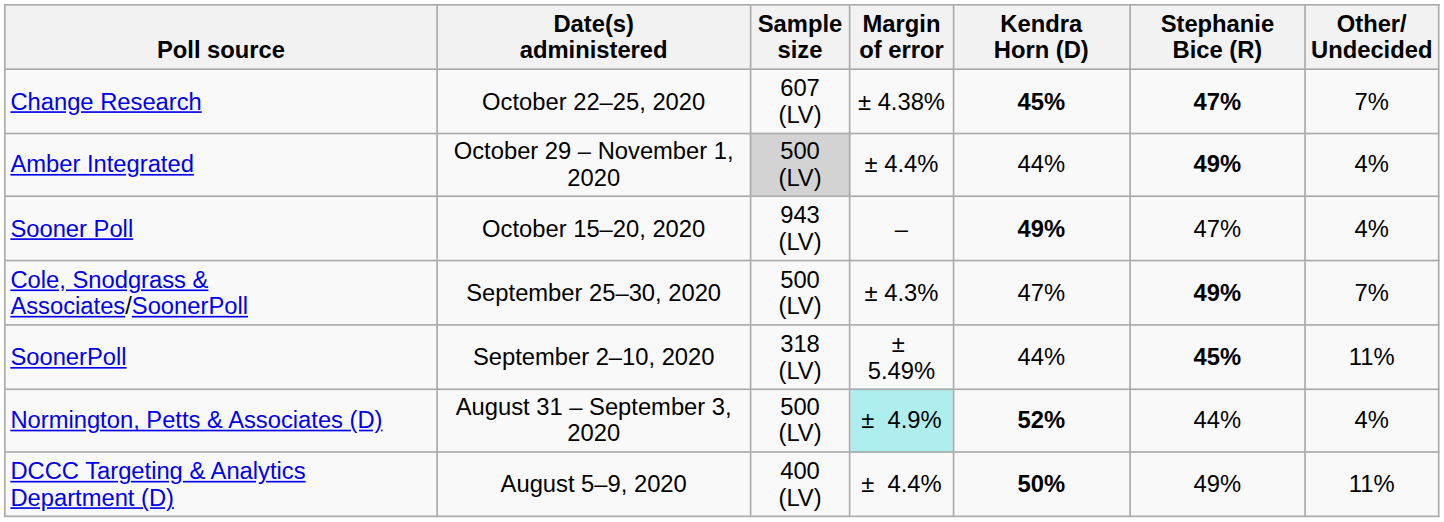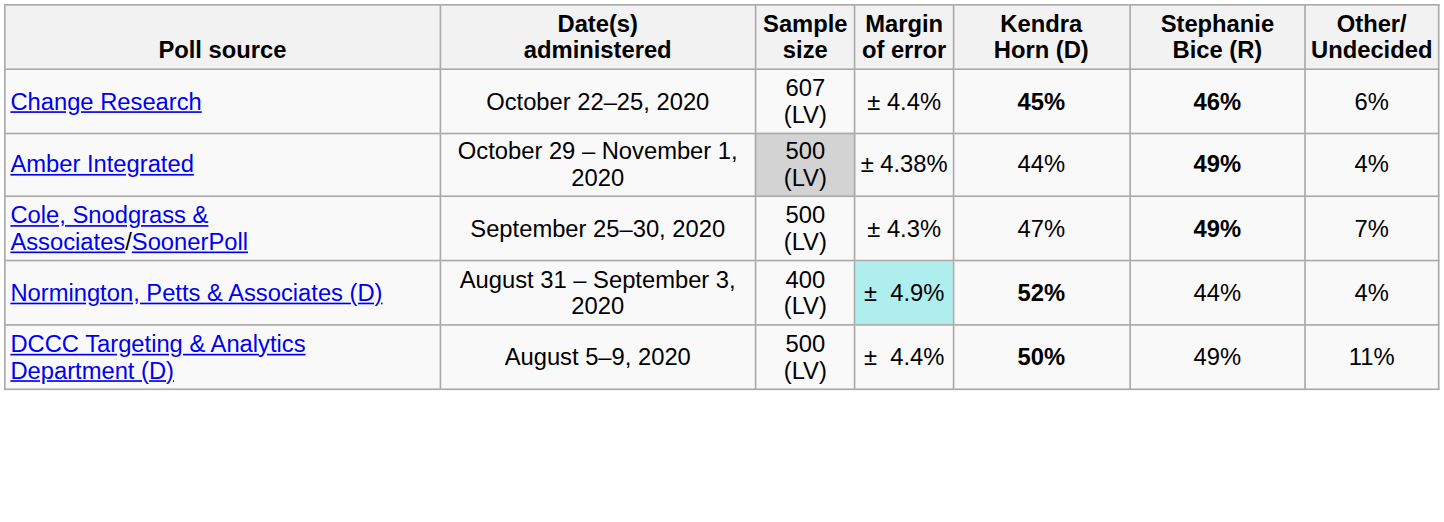(901, 101) ± 4.38% -> (904, 101) ± 4.4%
(1217, 101) 47% -> (1217, 101) 46%
(1372, 101) 7% -> (1372, 101) 6%
(901, 165) ± 4.4% -> (904, 165) ± 4.38%
- row: (72, 229)
- row: (68, 357)
(800, 421) 500 (LV) -> (805, 293) 400 (LV)
(800, 485) 400 (LV) -> (805, 357) 500 (LV)
